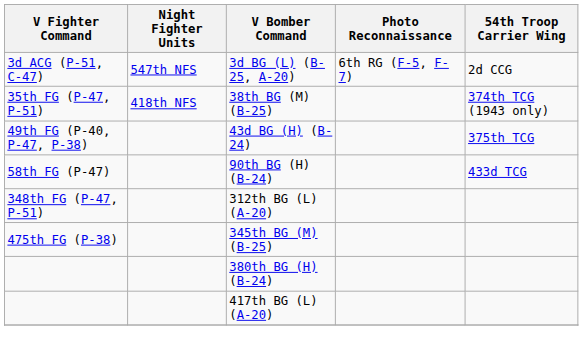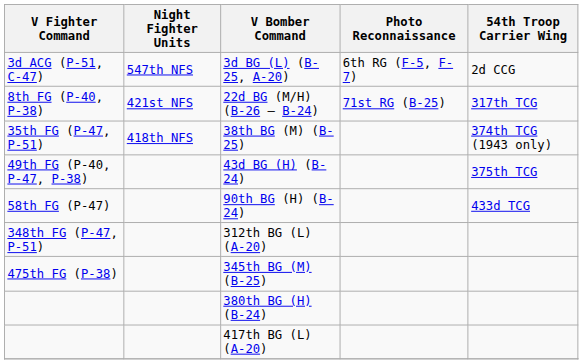+ row: (271, 104)
